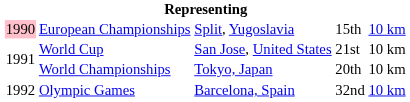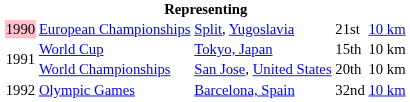(348, 29) 15th -> (348, 29) 21st
(263, 49) San Jose, United States -> (233, 49) Tokyo, Japan
(348, 49) 21st -> (348, 49) 15th
(233, 69) Tokyo, Japan -> (263, 69) San Jose, United States
